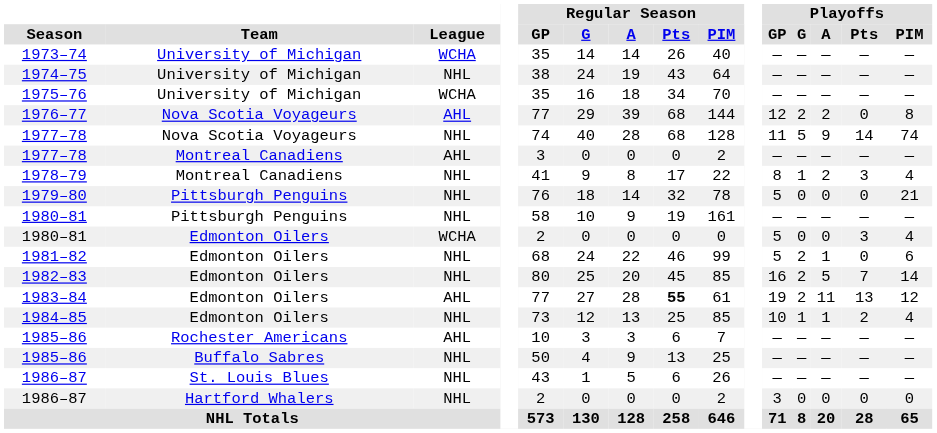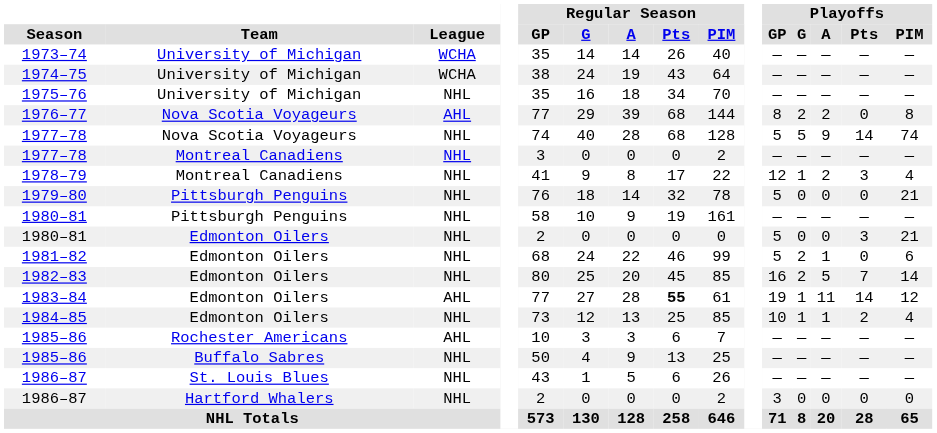(457, 75) NHL -> (457, 75) WCHA
(457, 95) WCHA -> (457, 95) NHL
(777, 115) 12 -> (777, 115) 8
(777, 135) 11 -> (777, 135) 5
(457, 156) AHL -> (457, 156) NHL
(777, 176) 8 -> (777, 176) 12
(457, 237) WCHA -> (457, 237) NHL
(910, 237) 4 -> (910, 237) 21
(802, 297) 2 -> (802, 297) 1
(864, 297) 13 -> (864, 297) 14
